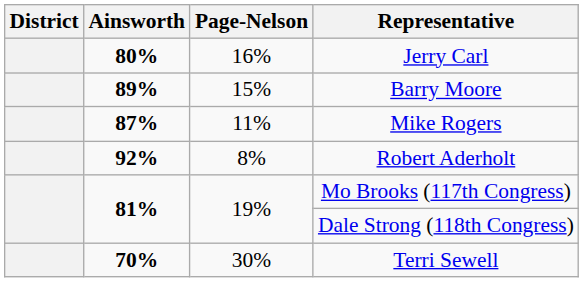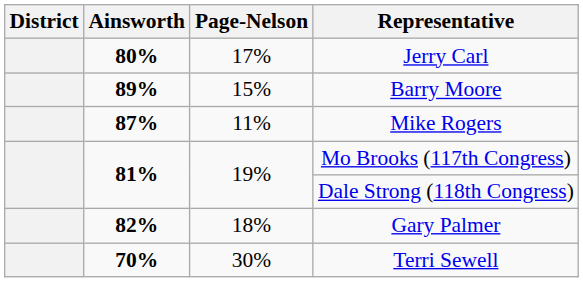(251, 55) 16% -> (251, 55) 17%
- row: (446, 157)
+ row: (446, 225)
